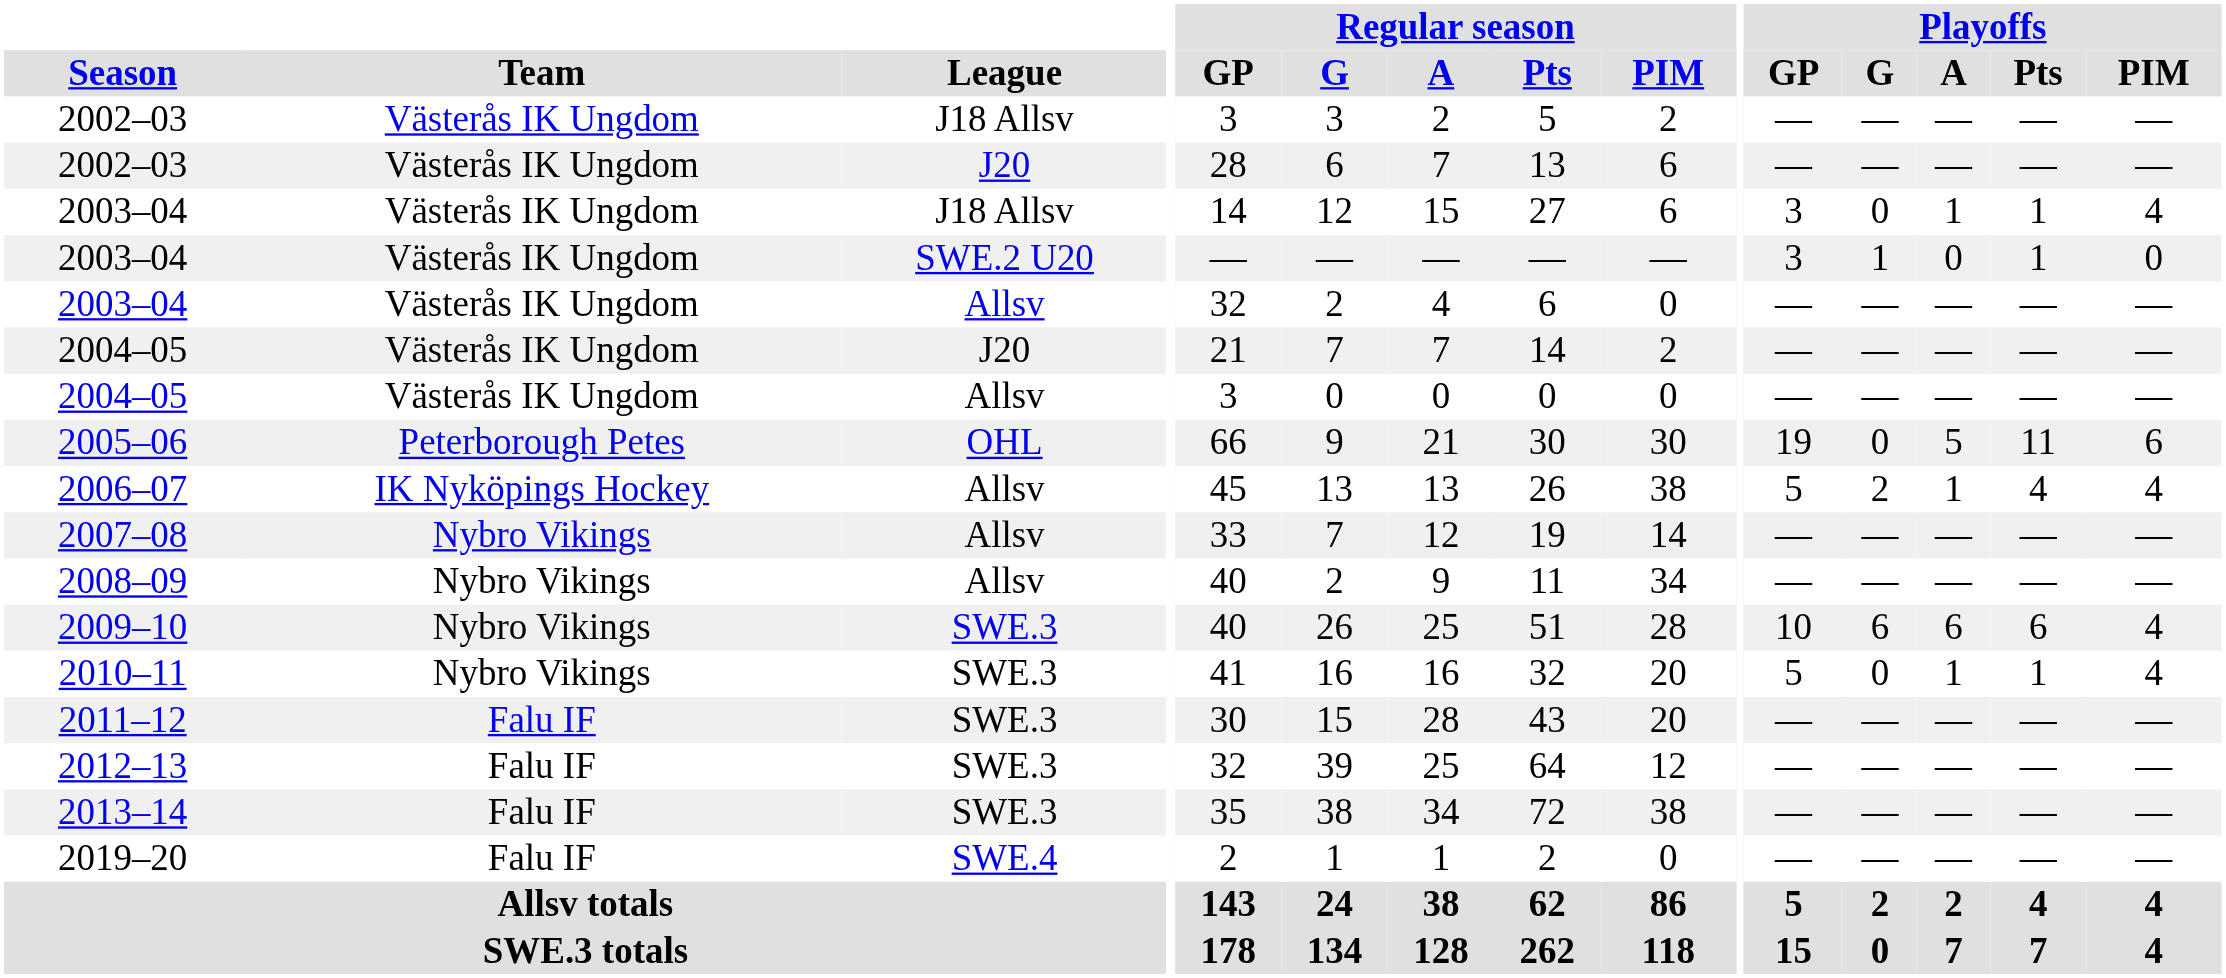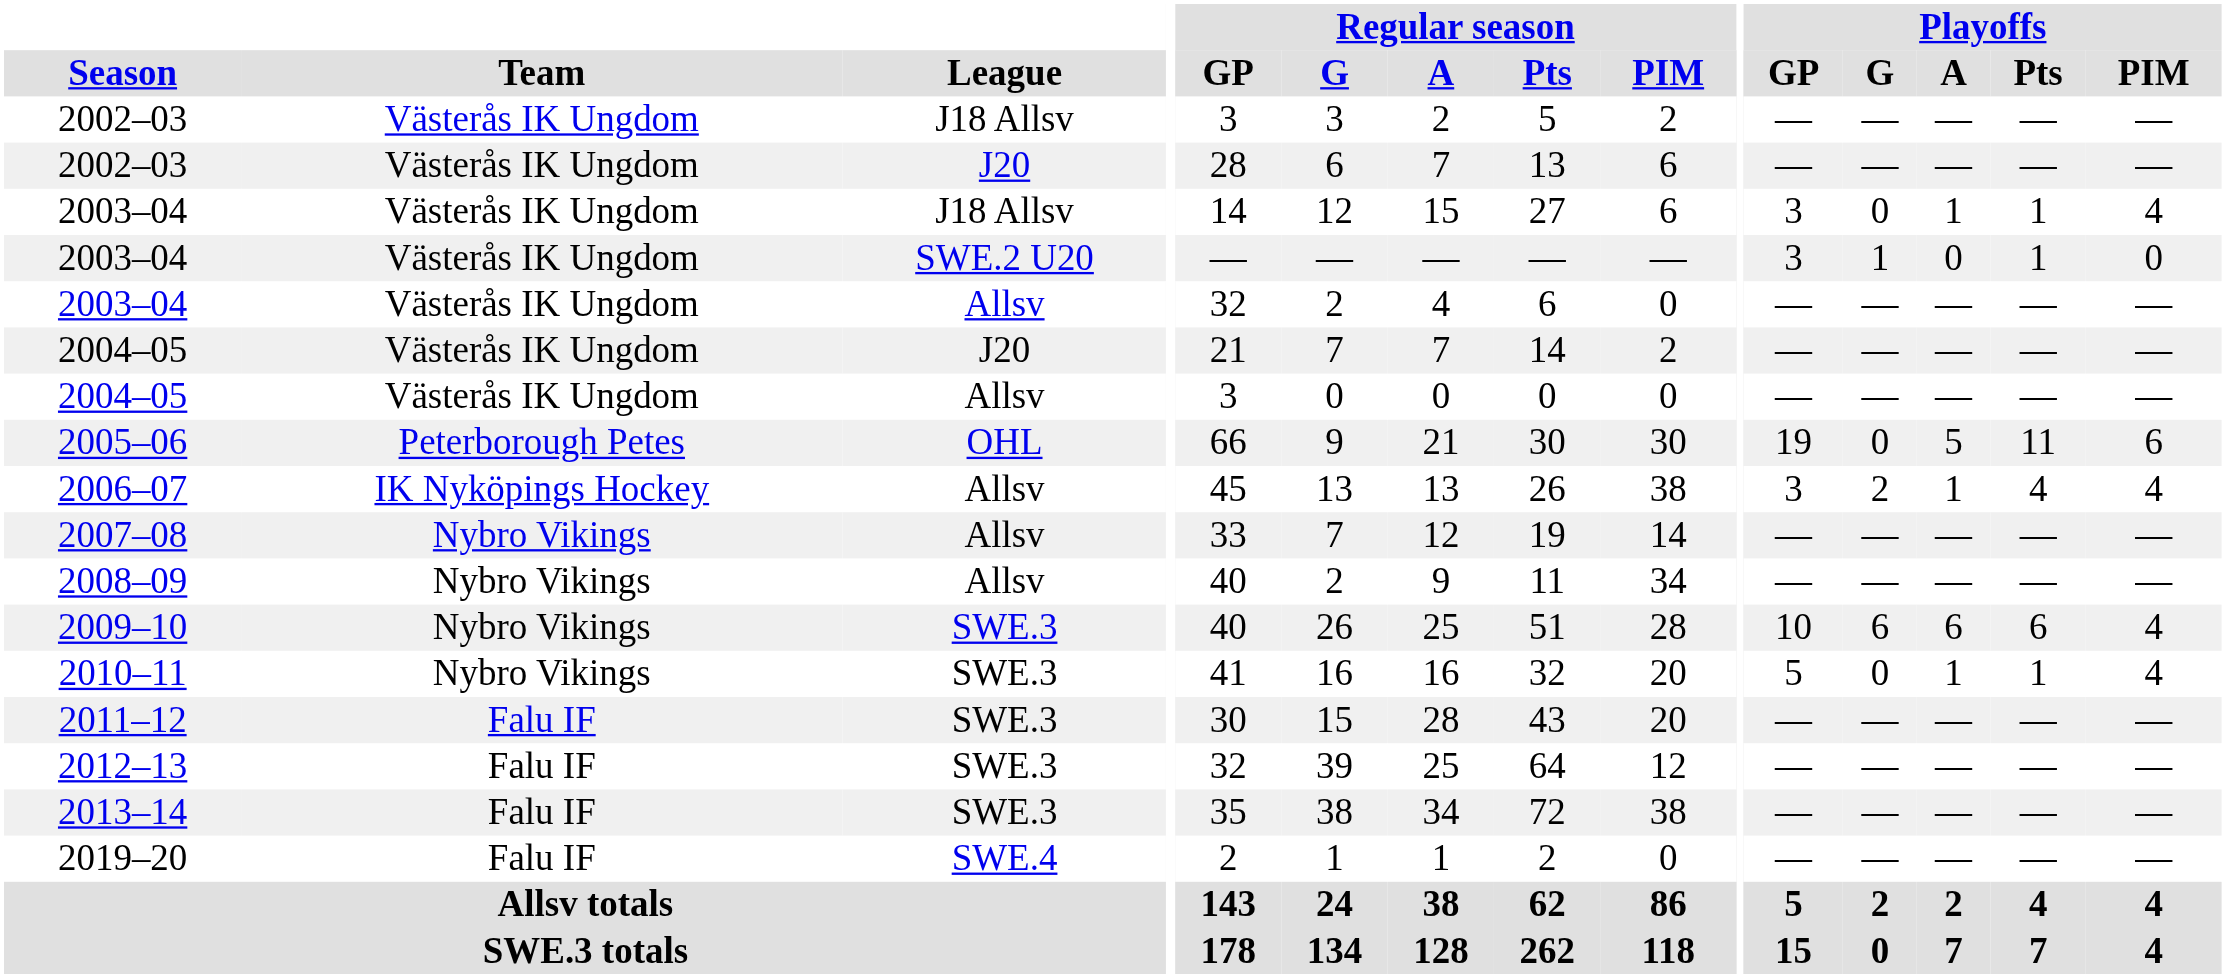(1794, 488) 5 -> (1794, 488) 3
